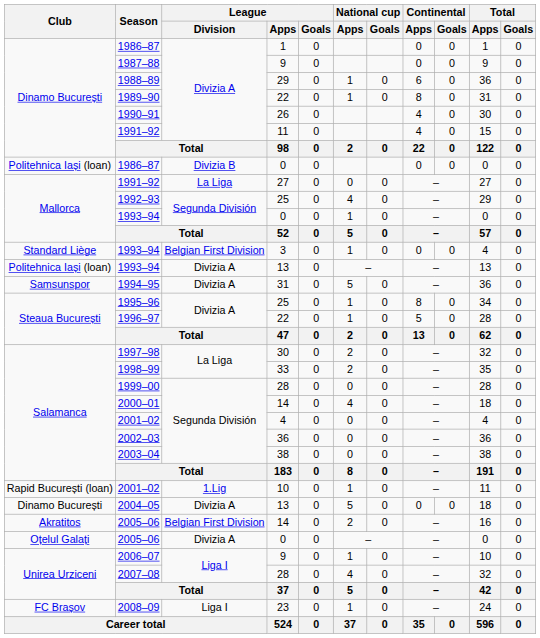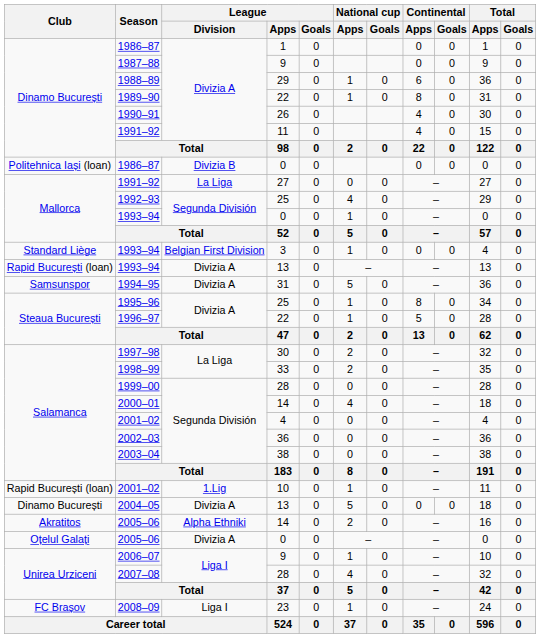(60, 268) Politehnica Iași (loan) -> (60, 268) Rapid București (loan)
(215, 523) Belgian First Division -> (215, 523) Alpha Ethniki
